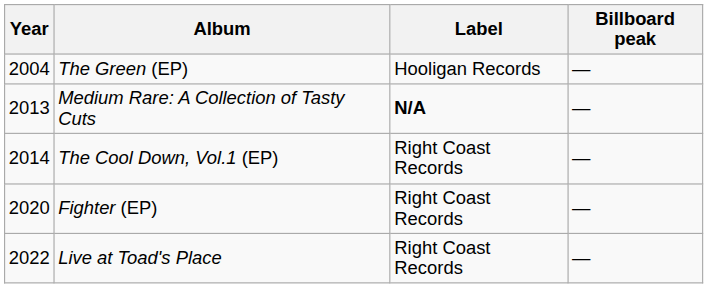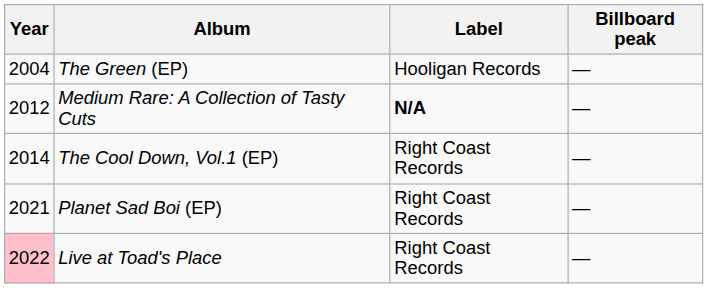(29, 108) 2013 -> (29, 108) 2012
- row: (108, 208)
+ row: (140, 208)
(29, 258) no background -> (29, 258) pink background
